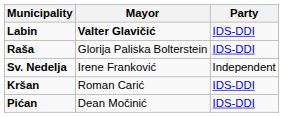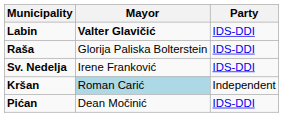(244, 67) Independent -> (234, 67) IDS-DDI
(111, 85) no background -> (111, 85) lightblue background
(234, 85) IDS-DDI -> (244, 85) Independent
